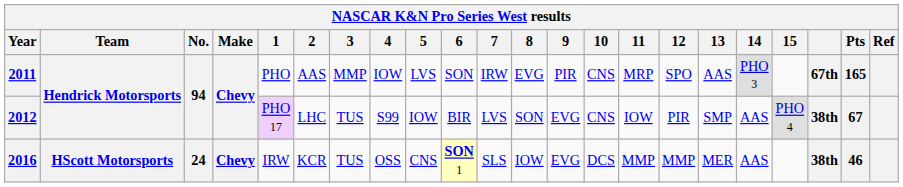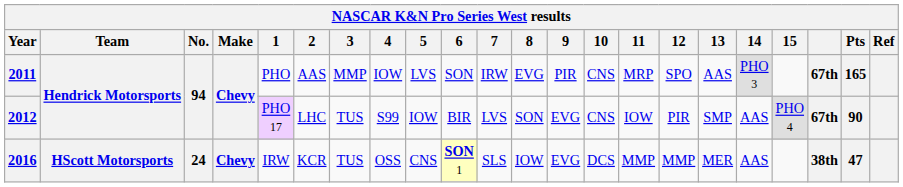(824, 117) 38th -> (824, 117) 67th
(855, 117) 67 -> (855, 117) 90
(855, 160) 46 -> (855, 160) 47
